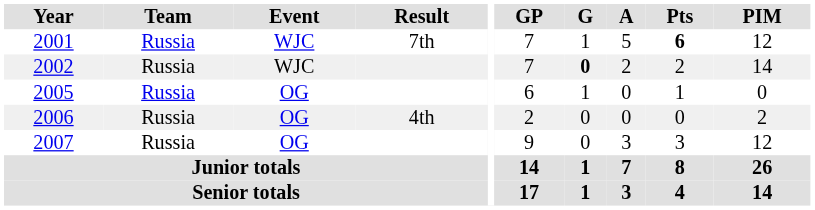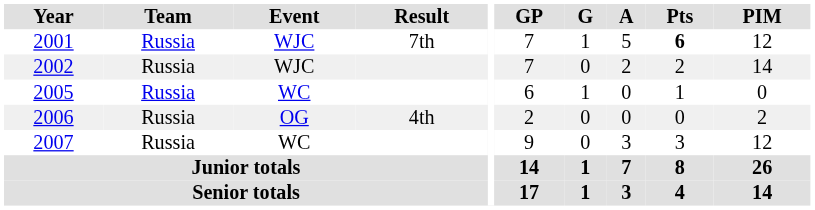(585, 66) bold -> (585, 66) normal
(294, 92) OG -> (294, 92) WC
(294, 142) OG -> (294, 142) WC
